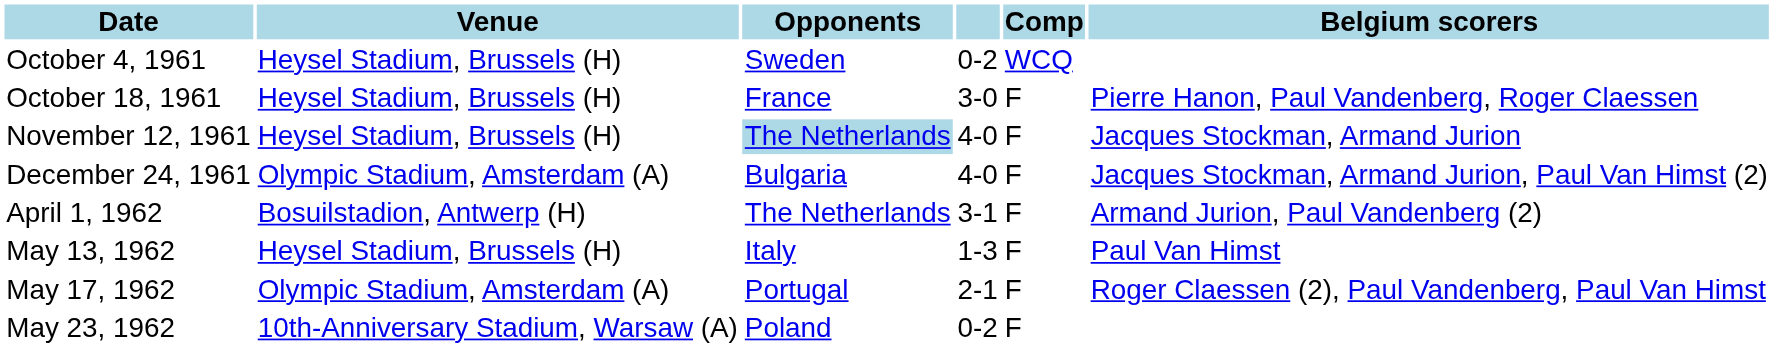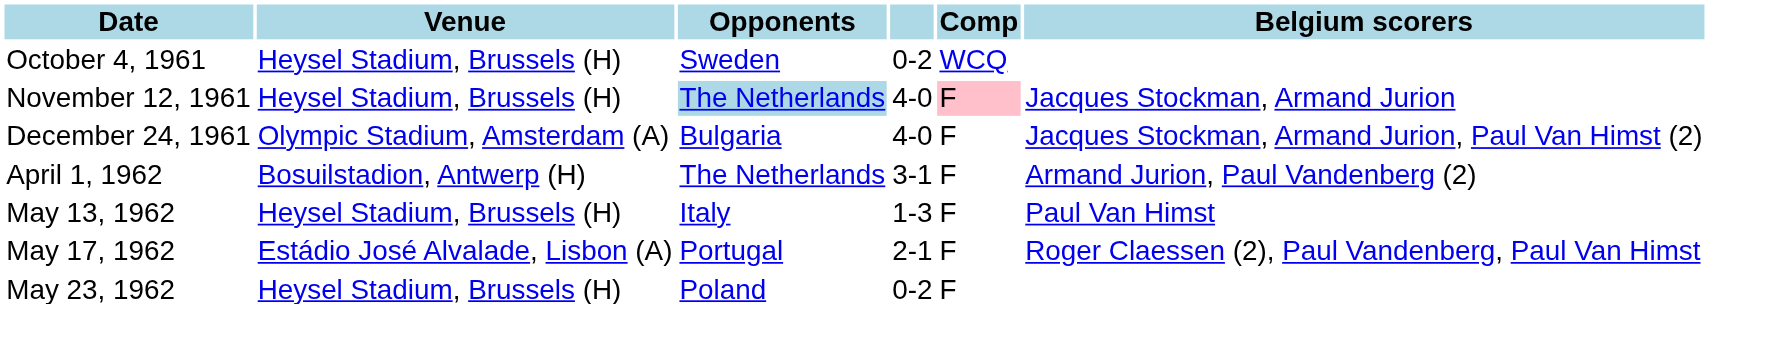- row: (114, 98)
(1013, 136) no background -> (948, 98) pink background
(463, 289) Olympic Stadium, Amsterdam (A) -> (465, 251) Estádio José Alvalade, Lisbon (A)
(498, 327) 10th-Anniversary Stadium, Warsaw (A) -> (439, 289) Heysel Stadium, Brussels (H)
